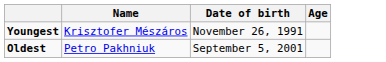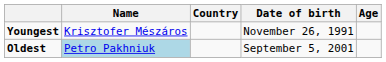+ column: (215, 13)
(110, 48) no background -> (110, 48) lightblue background
